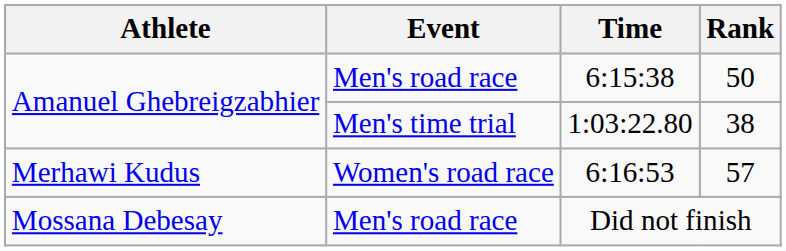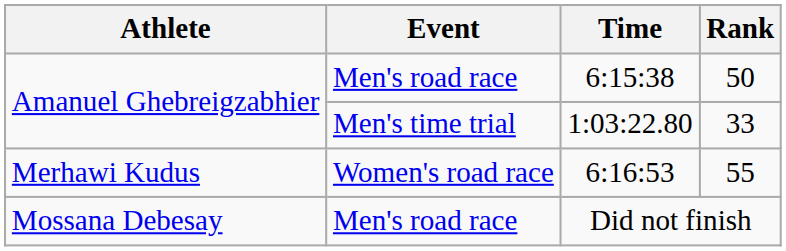(740, 124) 38 -> (740, 124) 33
(740, 172) 57 -> (740, 172) 55
